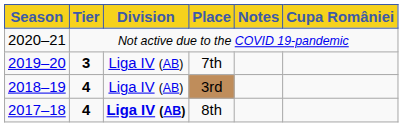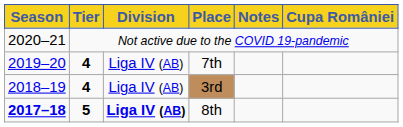(86, 63) 3 -> (86, 63) 4
(37, 110) normal -> (37, 110) bold
(86, 110) 4 -> (86, 110) 5
